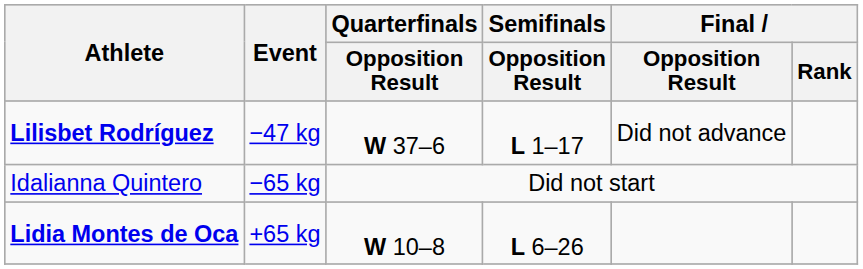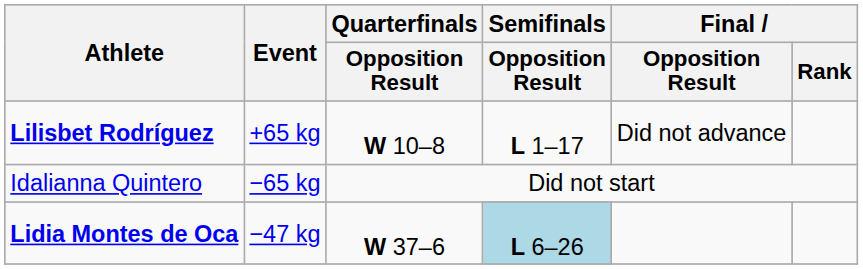(285, 133) −47 kg -> (285, 133) +65 kg
(405, 146) W 37–6 -> (405, 146) W 10–8
(285, 234) +65 kg -> (285, 234) −47 kg
(405, 247) W 10–8 -> (405, 247) W 37–6
(547, 247) no background -> (547, 247) lightblue background
